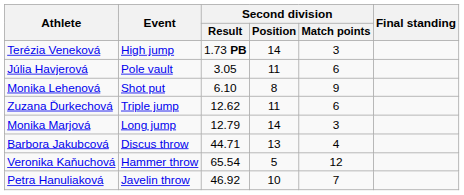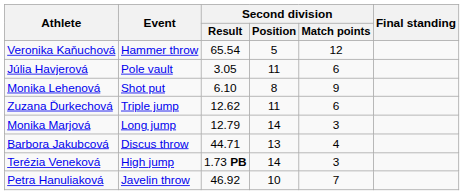rows swapped: (54, 50) <-> (61, 162)
